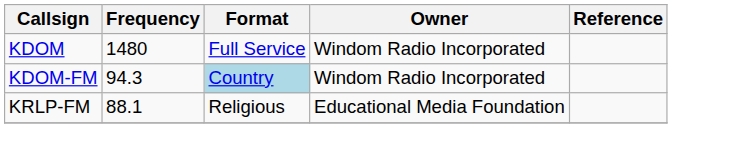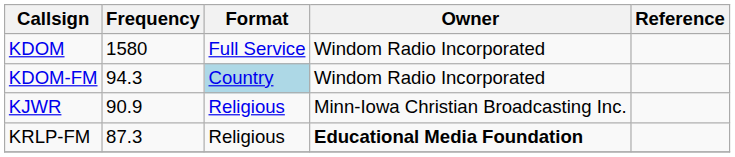(127, 48) 1480 -> (127, 48) 1580
+ row: (35, 107)
(124, 107) 88.1 -> (124, 136) 87.3
(439, 107) normal -> (449, 136) bold
